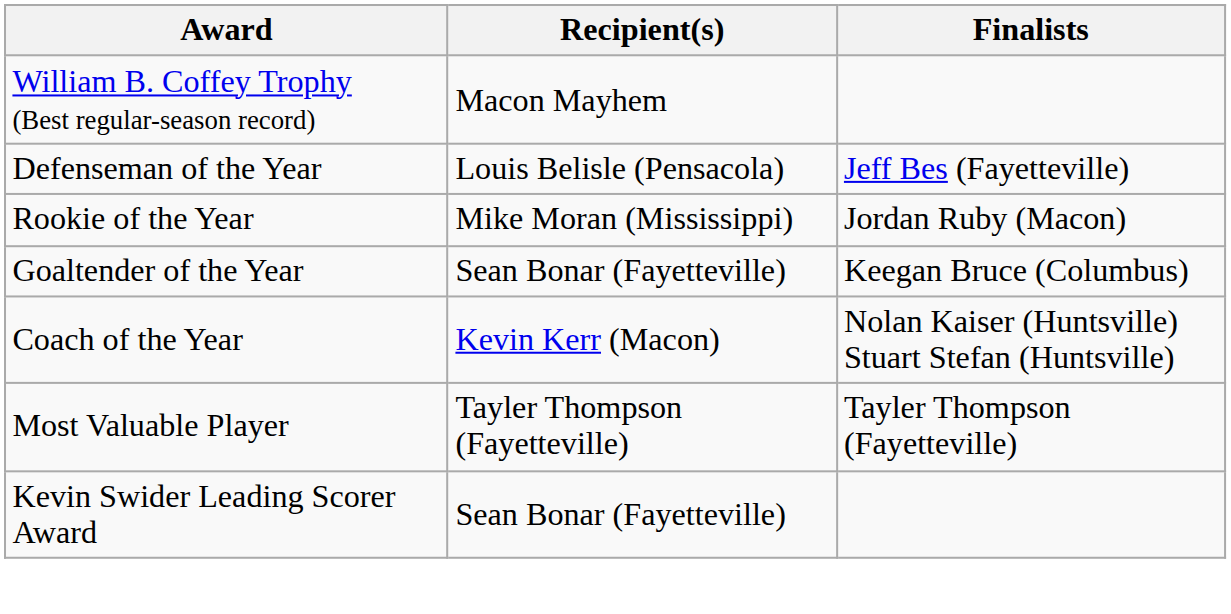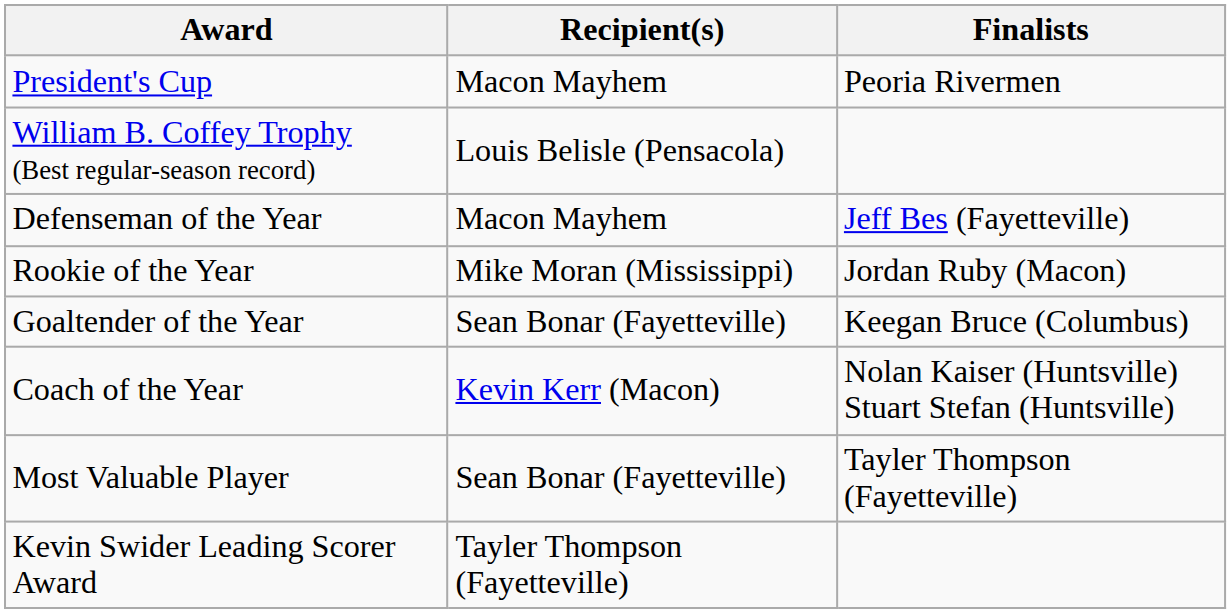+ row: (112, 81)
(561, 99) Macon Mayhem -> (620, 150) Louis Belisle (Pensacola)
(620, 168) Louis Belisle (Pensacola) -> (561, 219) Macon Mayhem
(569, 426) Tayler Thompson (Fayetteville) -> (621, 477) Sean Bonar (Fayetteville)
(621, 513) Sean Bonar (Fayetteville) -> (569, 564) Tayler Thompson (Fayetteville)
